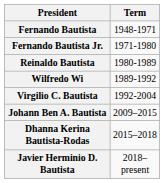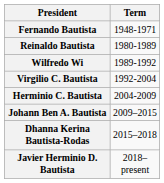- row: (57, 46)
+ row: (57, 96)
